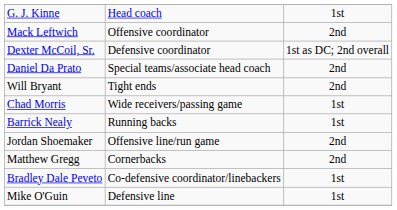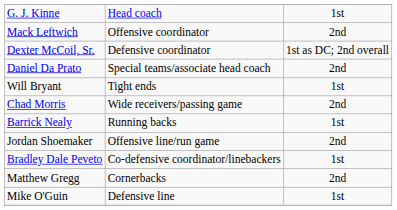(338, 86) 2nd -> (338, 86) 1st
(338, 104) 1st -> (338, 104) 2nd
rows swapped: (55, 178) <-> (43, 159)
